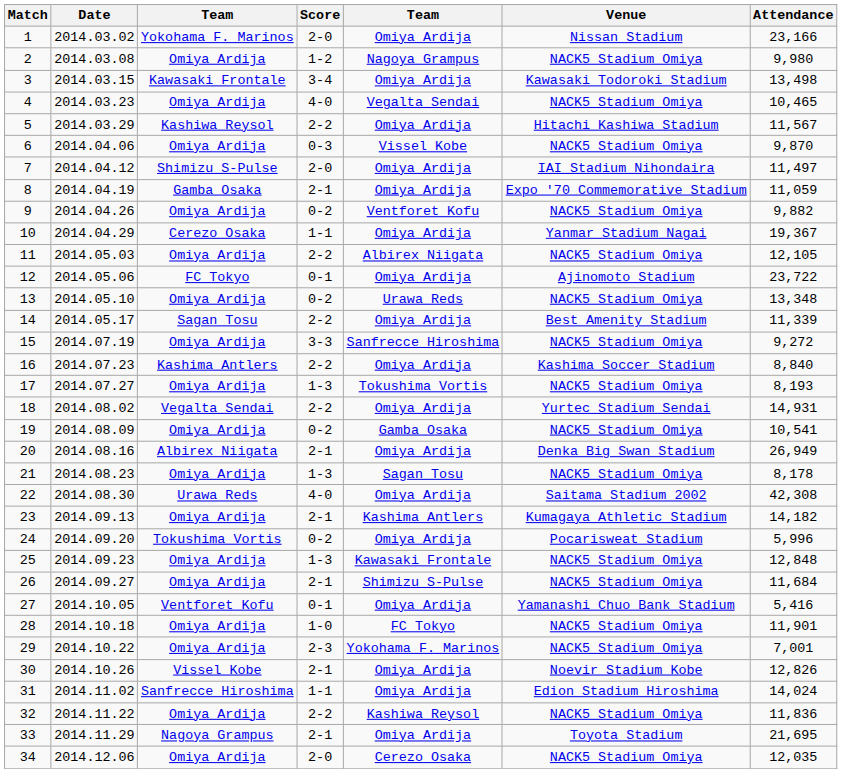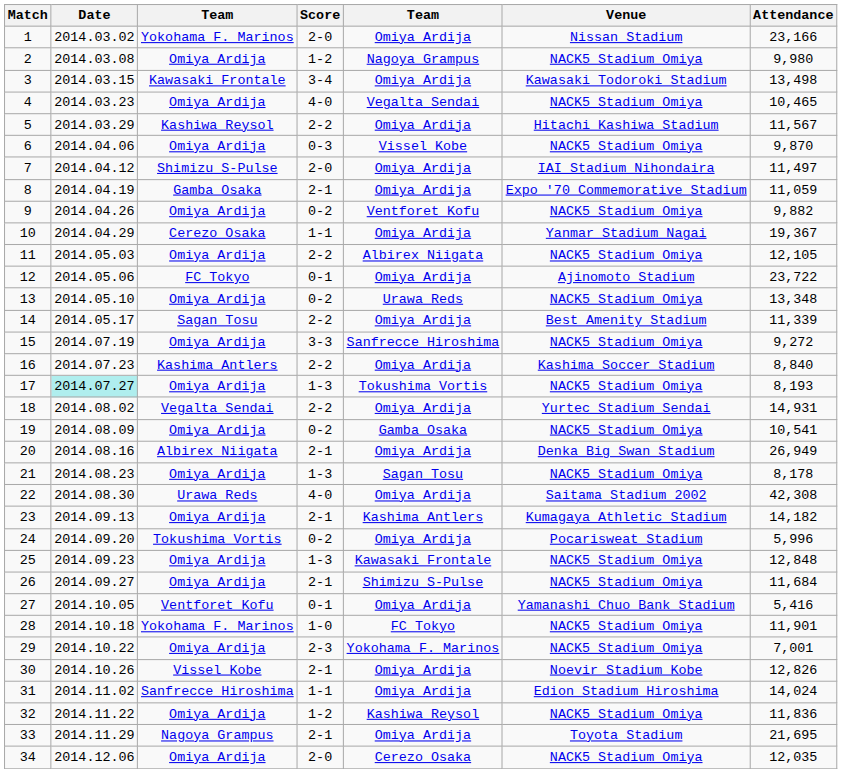(94, 386) no background -> (94, 386) paleturquoise background
(217, 626) Omiya Ardija -> (217, 626) Yokohama F. Marinos
(320, 714) 2-2 -> (320, 714) 1-2
